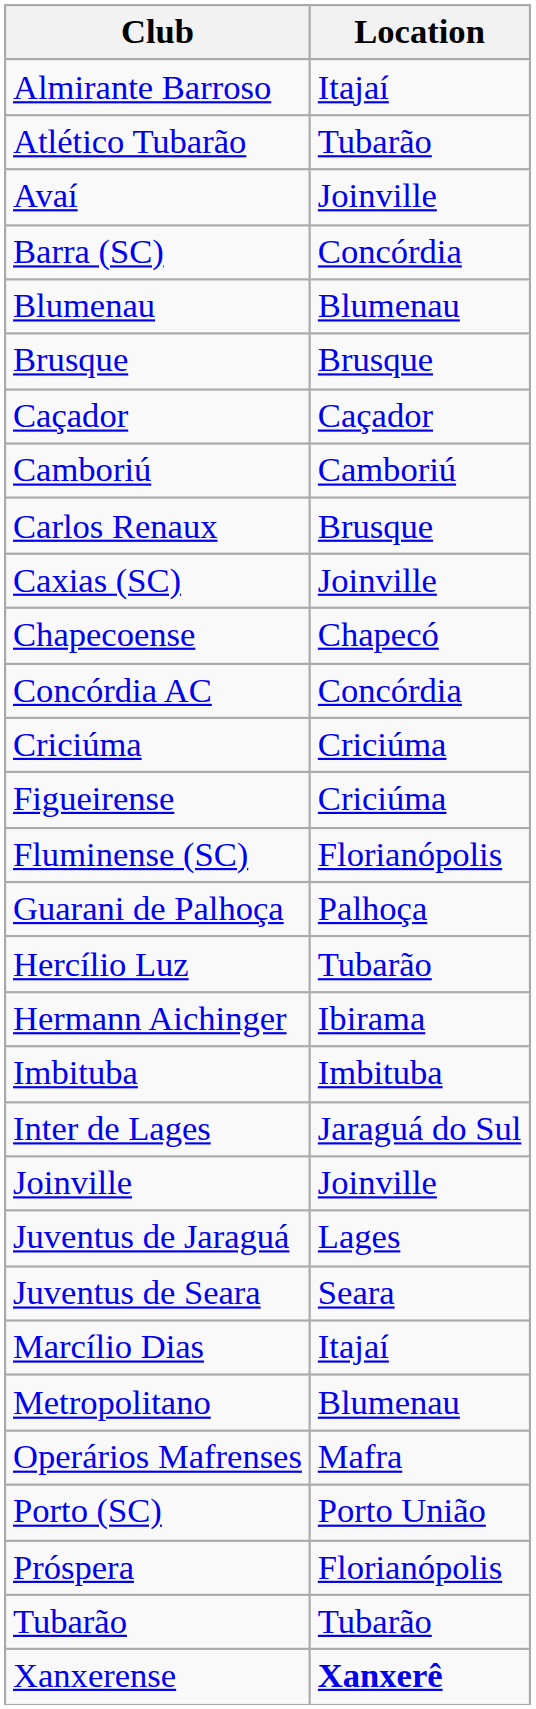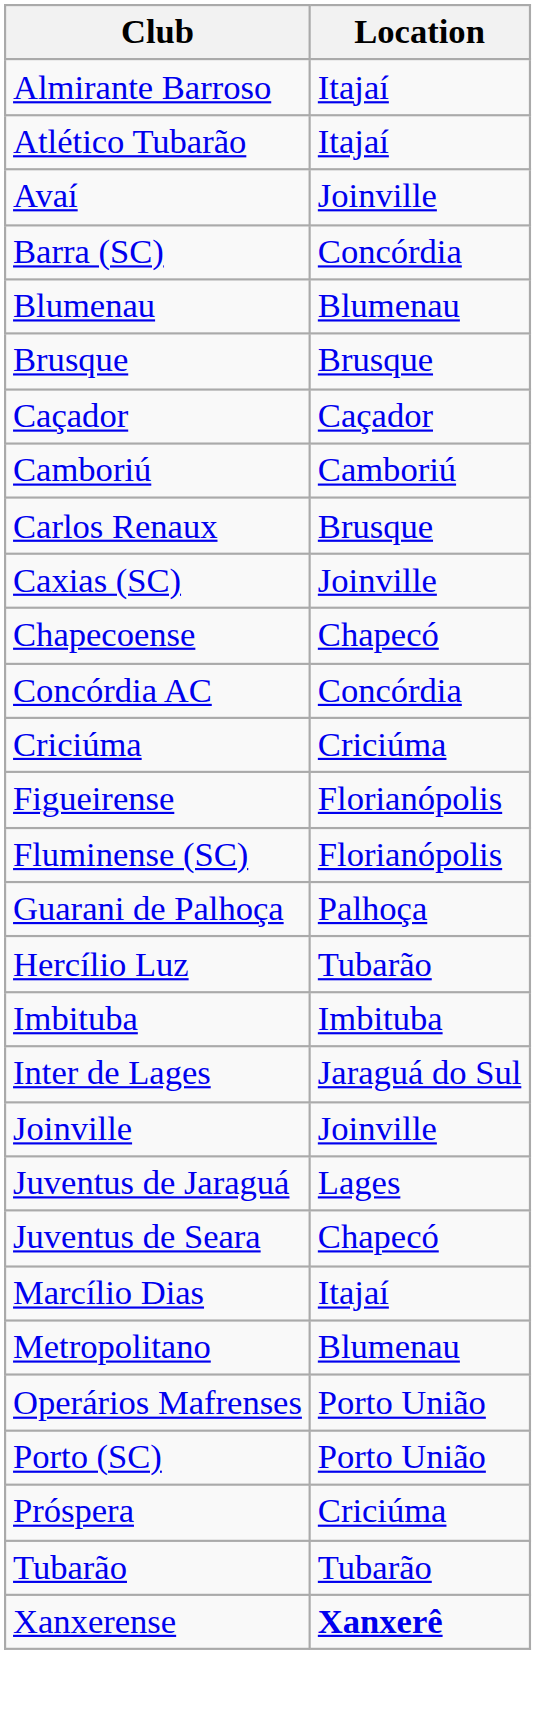(375, 141) Tubarão -> (353, 141) Itajaí
(382, 799) Criciúma -> (410, 799) Florianópolis
- row: (150, 1018)
(356, 1292) Seara -> (378, 1237) Chapecó
(360, 1456) Mafra -> (402, 1402) Porto União
(410, 1566) Florianópolis -> (382, 1511) Criciúma
